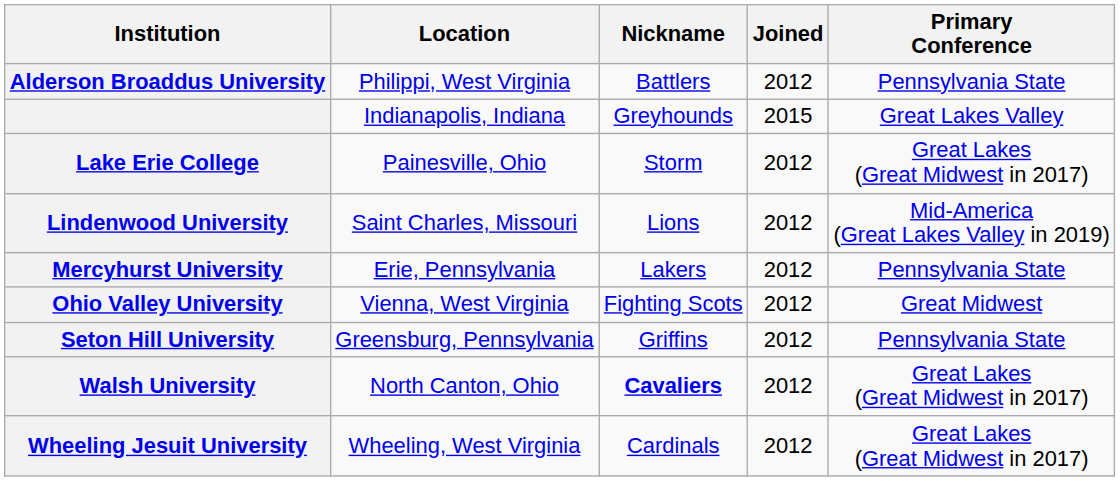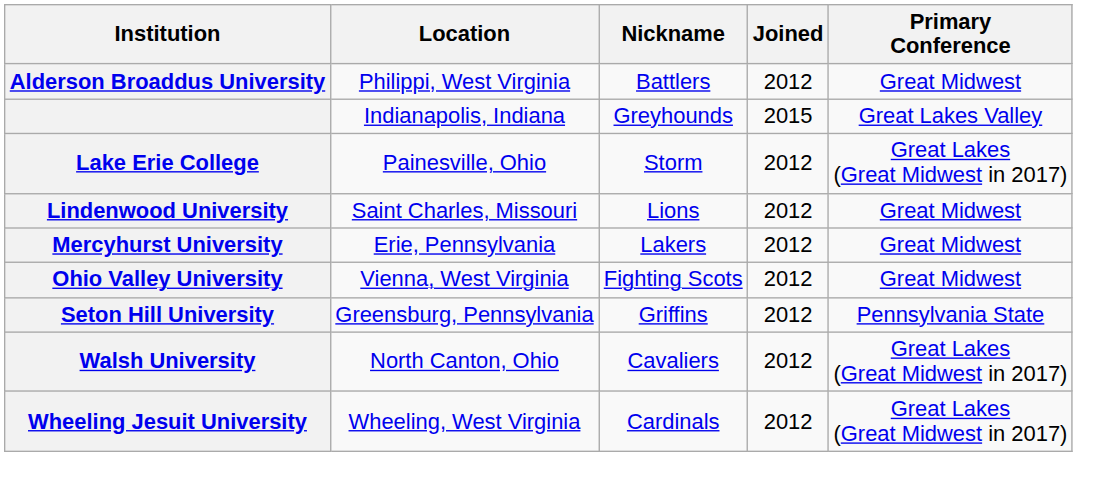(972, 81) Pennsylvania State -> (950, 81) Great Midwest
(972, 222) Mid-America (Great Lakes Valley in 2019) -> (950, 210) Great Midwest
(972, 269) Pennsylvania State -> (950, 245) Great Midwest
(673, 386) bold -> (673, 361) normal
